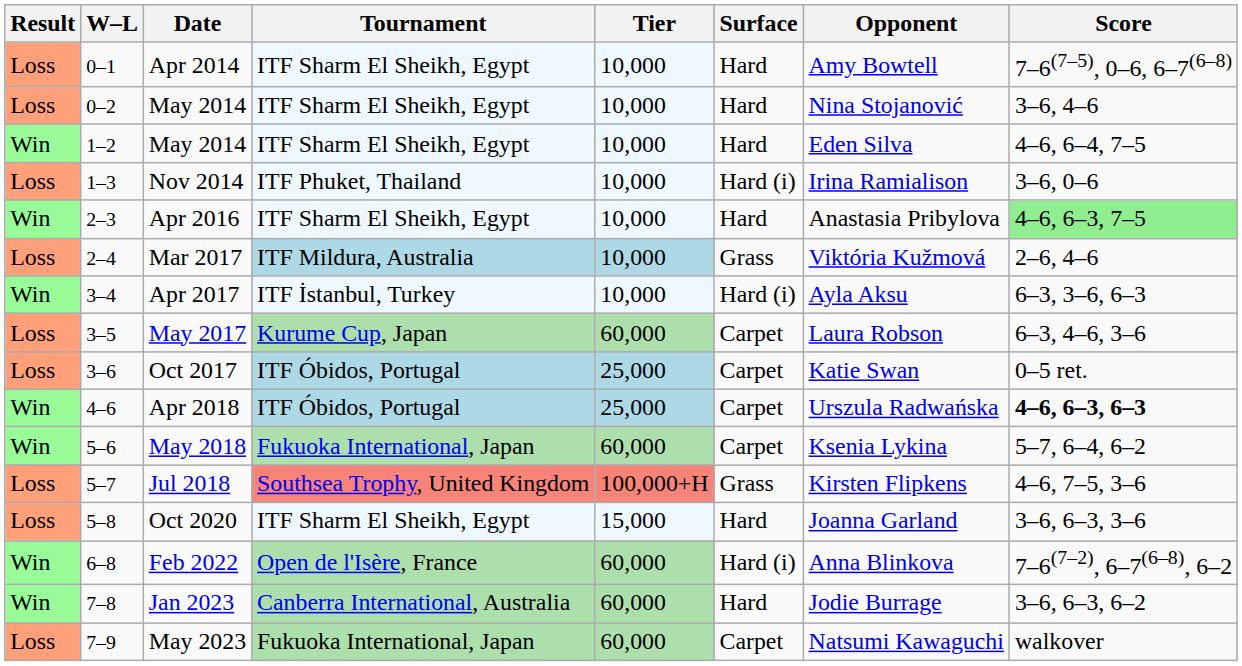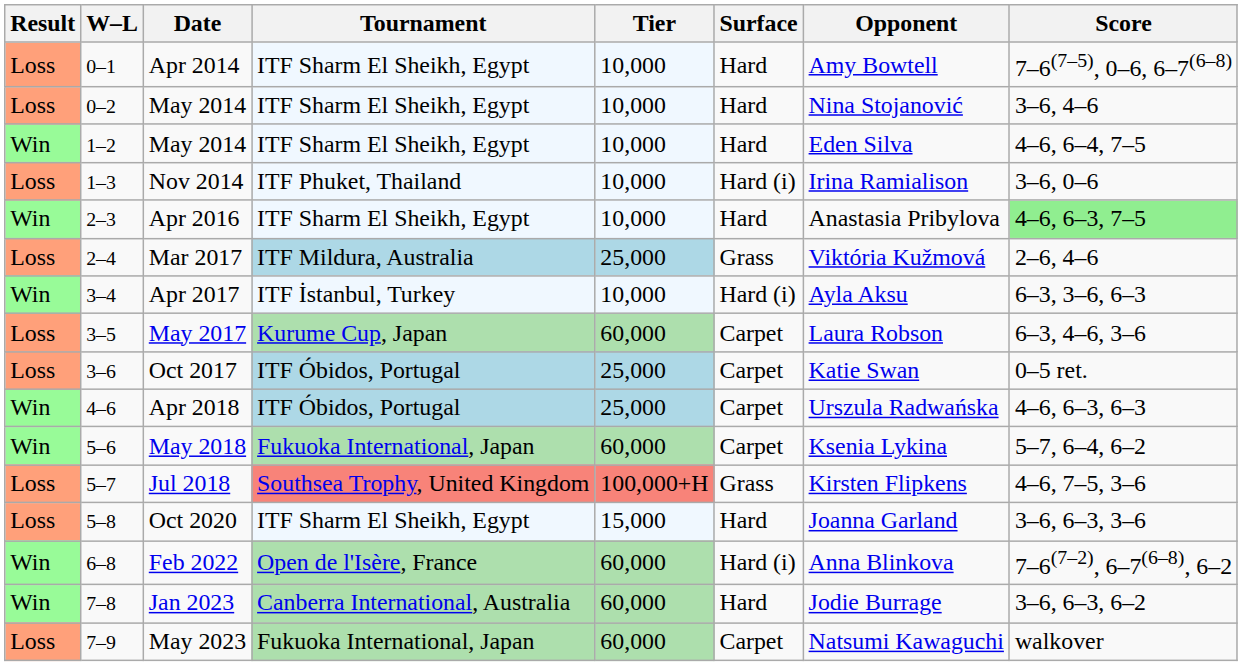(633, 256) 10,000 -> (633, 256) 25,000
(1080, 407) bold -> (1080, 407) normal
